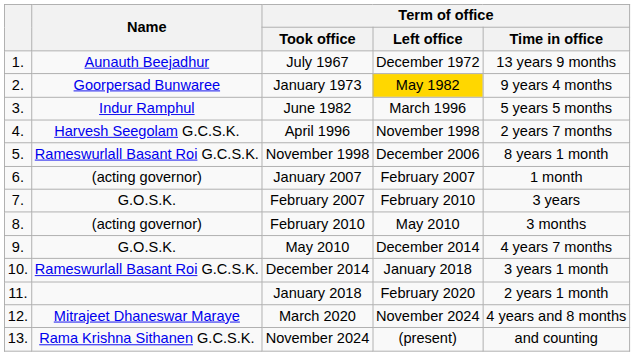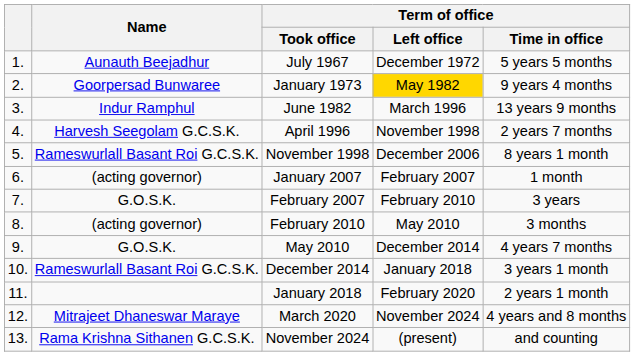(556, 62) 13 years 9 months -> (556, 62) 5 years 5 months
(556, 108) 5 years 5 months -> (556, 108) 13 years 9 months
